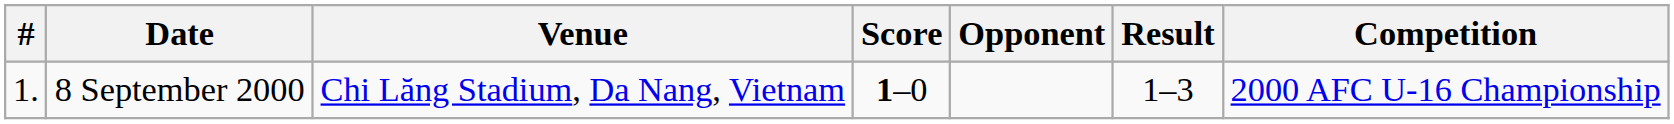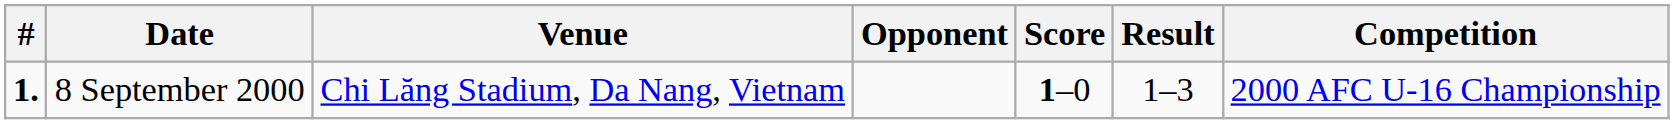columns swapped: (1032, 33) <-> (902, 33)
(26, 89) normal -> (26, 89) bold
